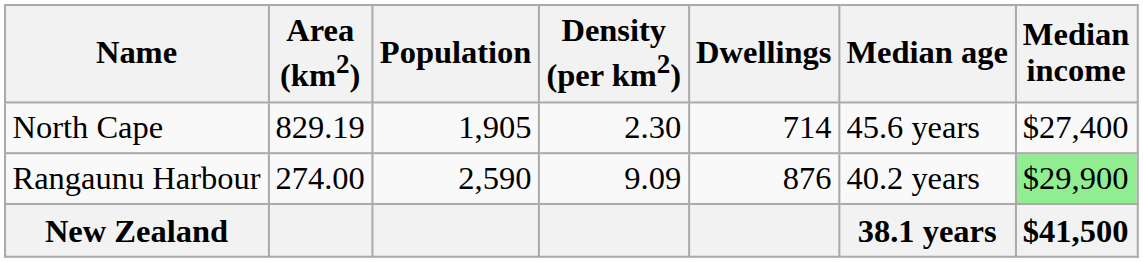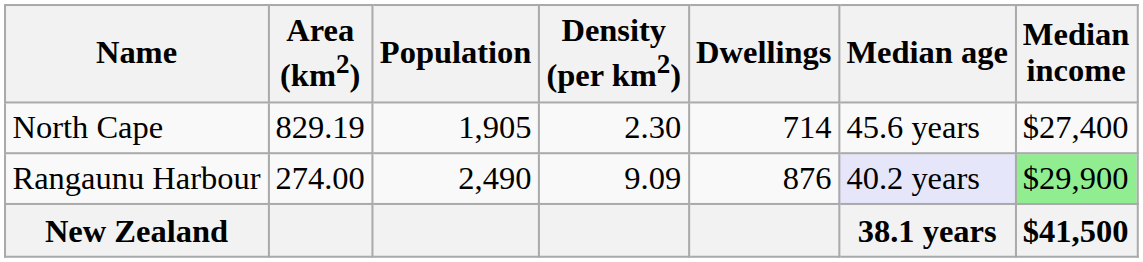(495, 178) 2,590 -> (495, 178) 2,490
(913, 178) no background -> (913, 178) lavender background
